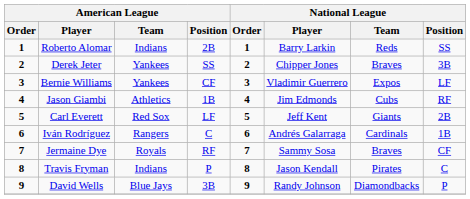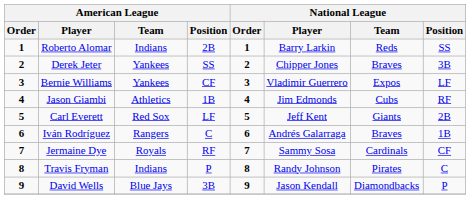(387, 133) Cardinals -> (387, 133) Braves
(387, 151) Braves -> (387, 151) Cardinals
(307, 168) Jason Kendall -> (307, 168) Randy Johnson
(307, 185) Randy Johnson -> (307, 185) Jason Kendall
